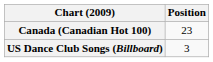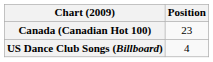(187, 48) 3 -> (187, 48) 4
